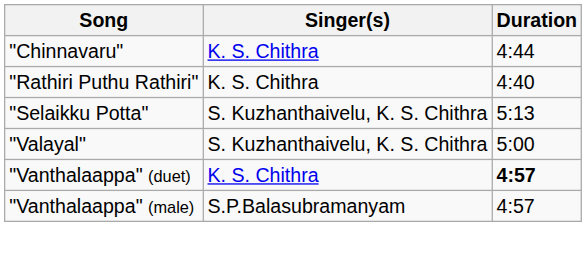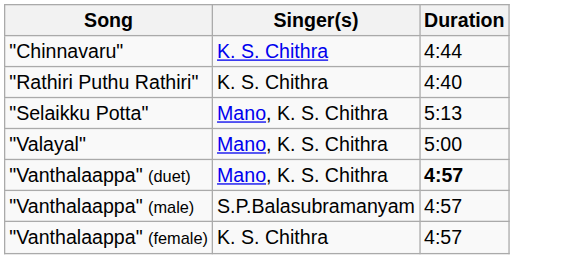(347, 113) S. Kuzhanthaivelu, K. S. Chithra -> (303, 113) Mano, K. S. Chithra
(347, 145) S. Kuzhanthaivelu, K. S. Chithra -> (303, 145) Mano, K. S. Chithra
(263, 176) K. S. Chithra -> (303, 176) Mano, K. S. Chithra
+ row: (109, 238)
